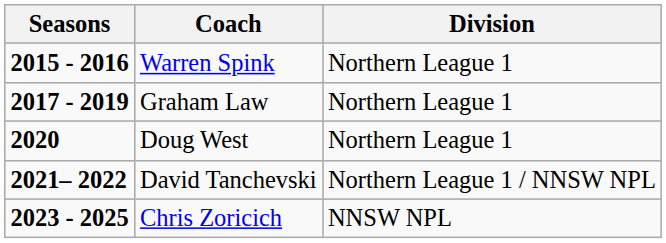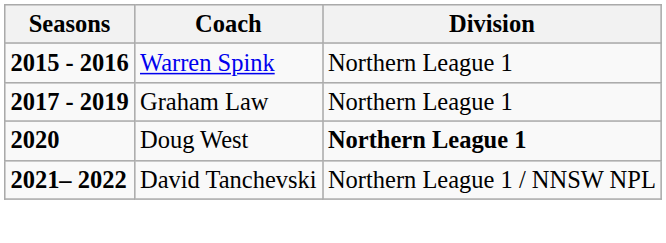(420, 140) normal -> (427, 140) bold
- row: (211, 218)
